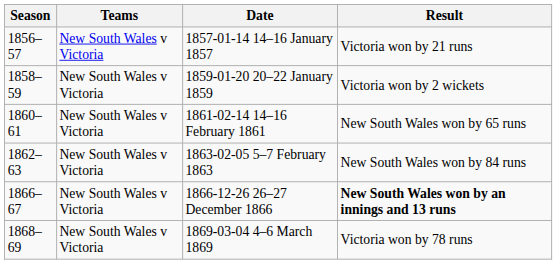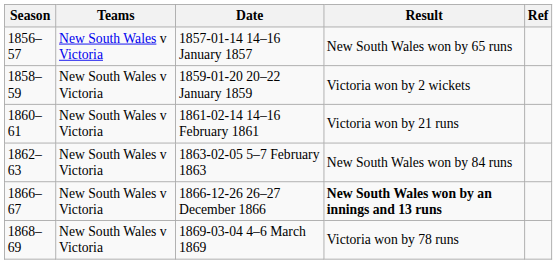+ column: (538, 15)
(407, 46) Victoria won by 21 runs -> (420, 46) New South Wales won by 65 runs
(433, 124) New South Wales won by 65 runs -> (393, 124) Victoria won by 21 runs
